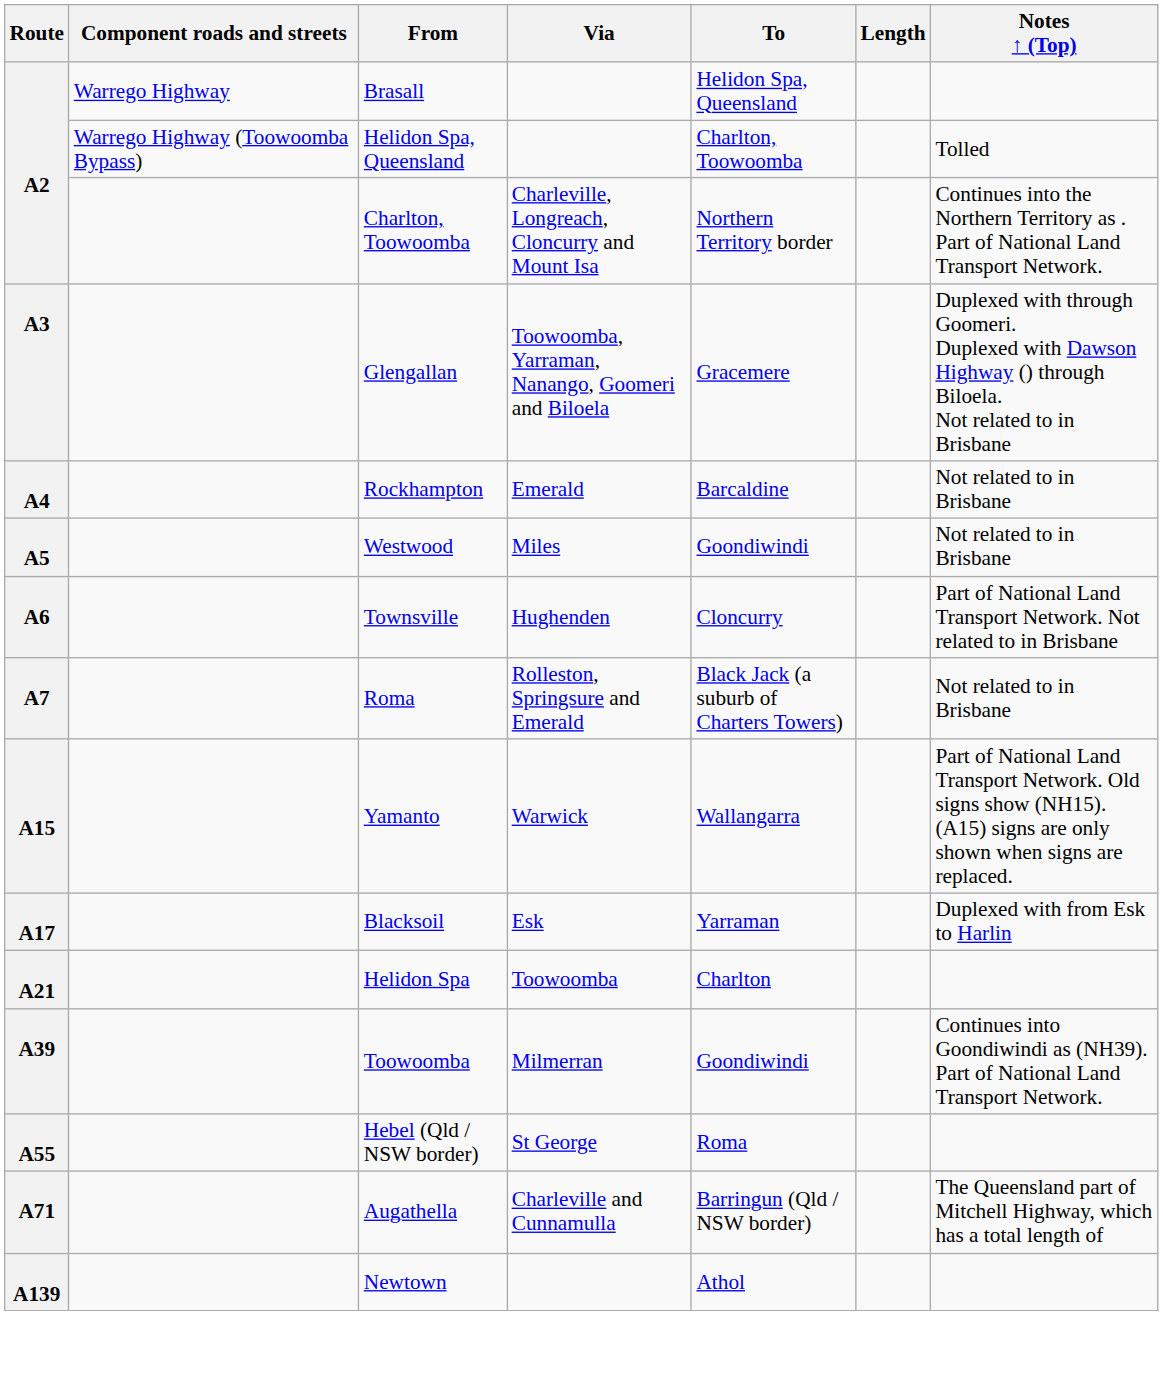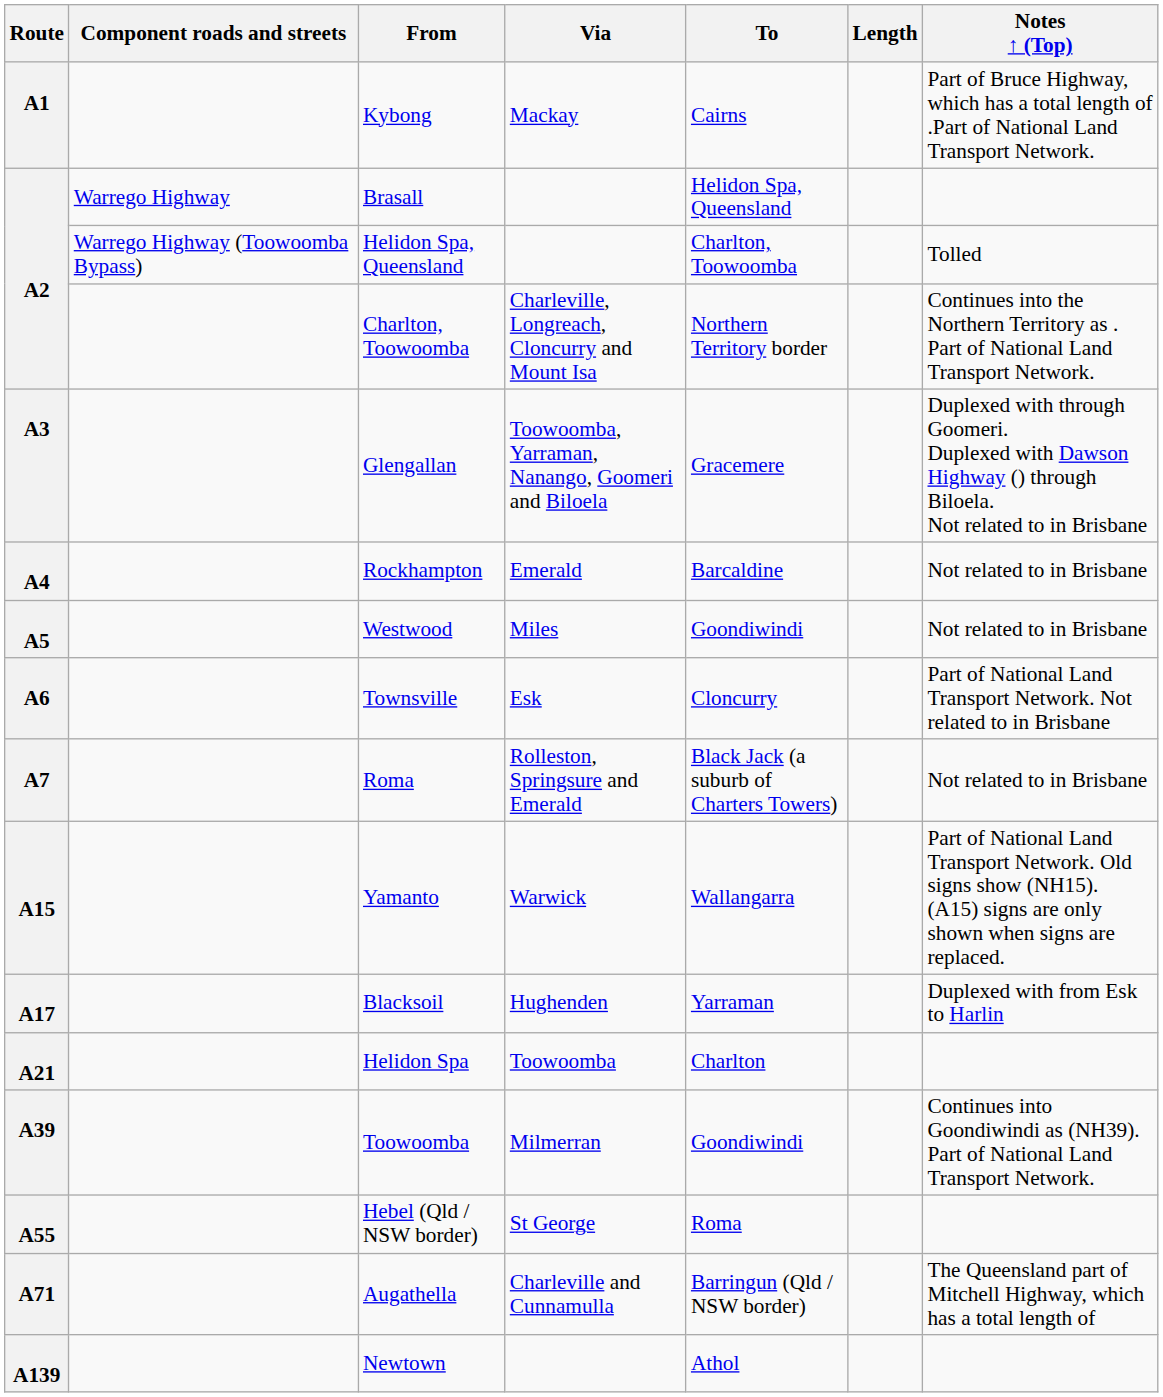+ row: (397, 114)
(561, 616) Hughenden -> (526, 698) Esk
(528, 921) Esk -> (559, 1003) Hughenden
